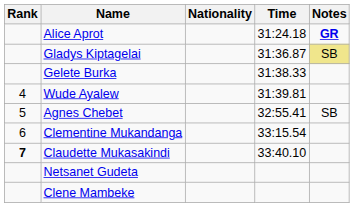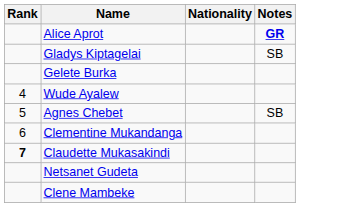- column: (282, 14)
(329, 53) khaki background -> (275, 53) no background
